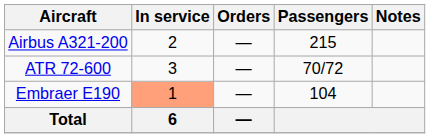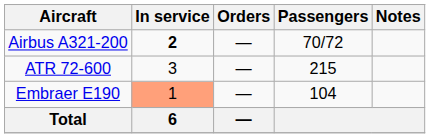(172, 42) normal -> (172, 42) bold
(323, 42) 215 -> (323, 42) 70/72
(323, 68) 70/72 -> (323, 68) 215
